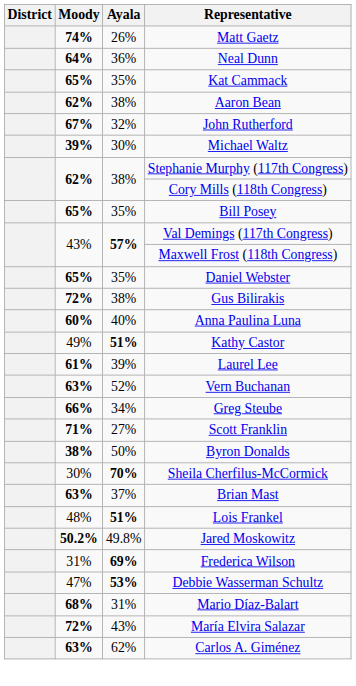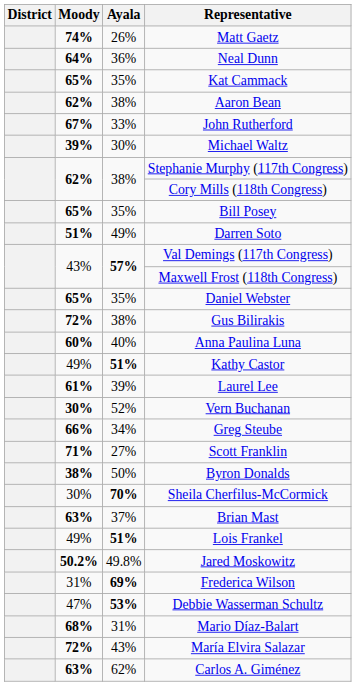(124, 124) 32% -> (124, 124) 33%
+ row: (248, 233)
(79, 386) 63% -> (79, 408) 30%
(79, 517) 48% -> (79, 539) 49%
